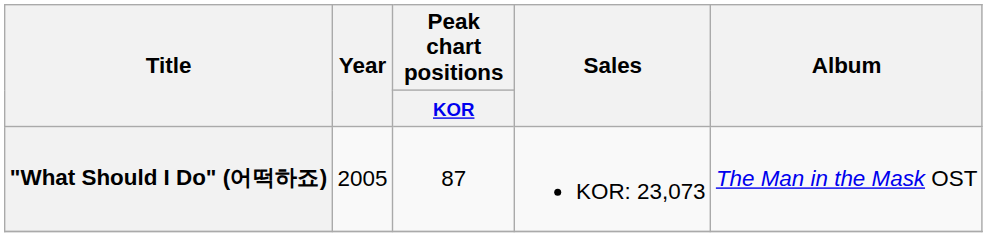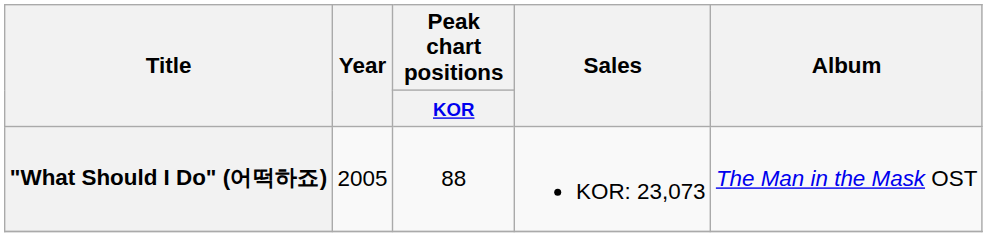(454, 178) 87 -> (454, 178) 88
